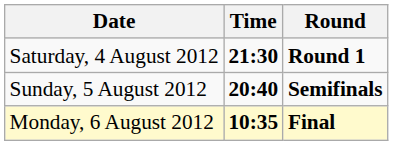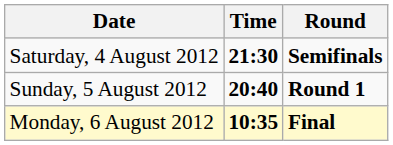(327, 55) Round 1 -> (335, 55) Semifinals
(335, 88) Semifinals -> (327, 88) Round 1
